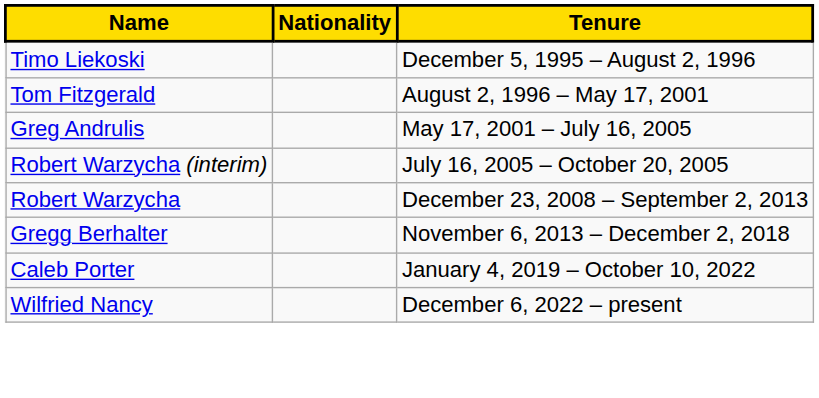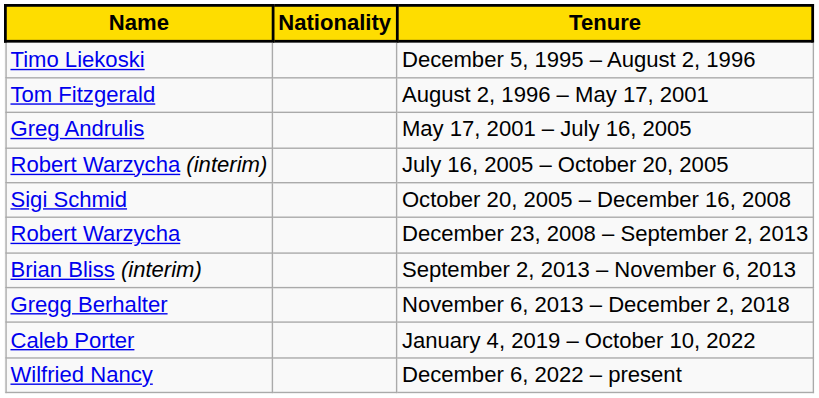+ row: (69, 199)
+ row: (106, 269)
